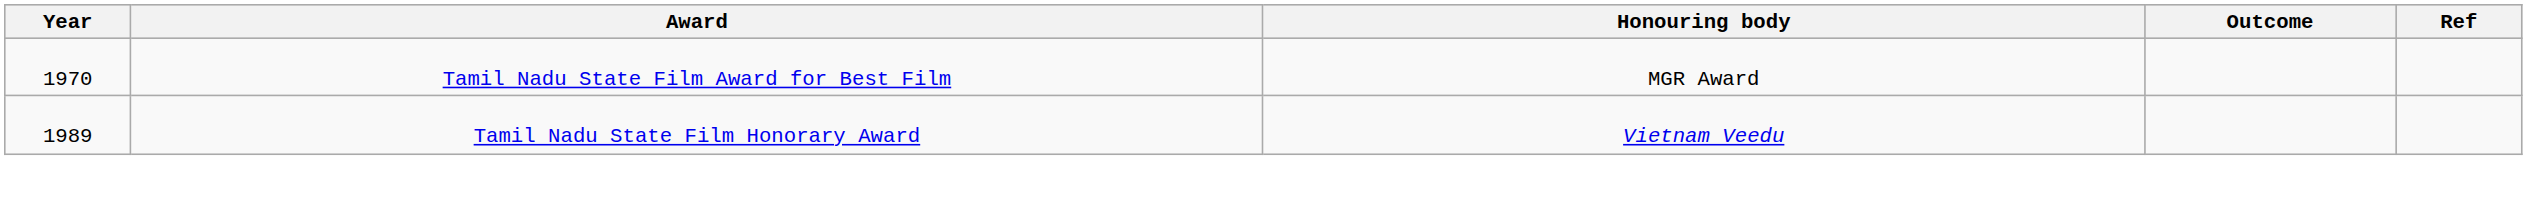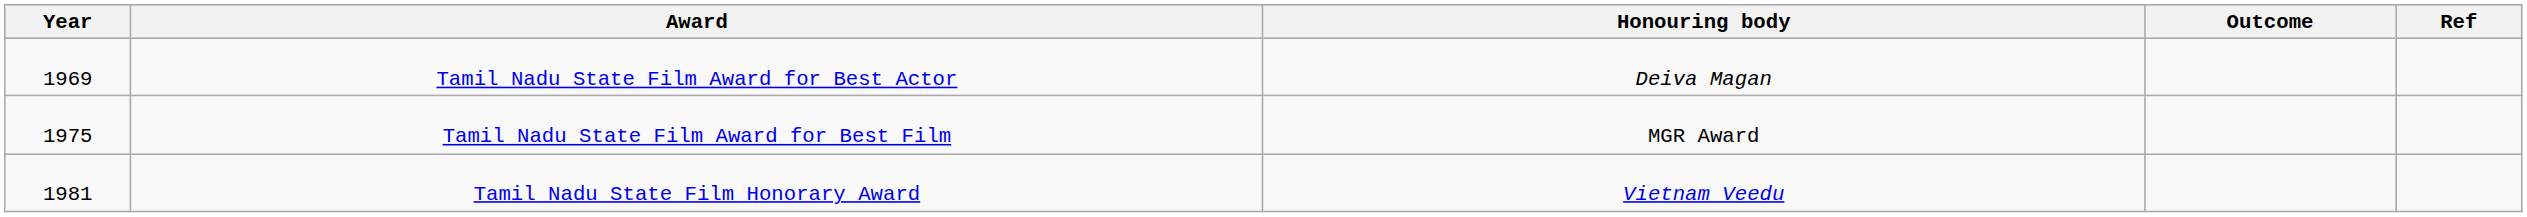+ row: (697, 79)
(68, 79) 1970 -> (68, 137) 1975
(68, 137) 1989 -> (68, 194) 1981
